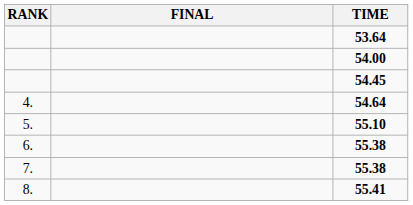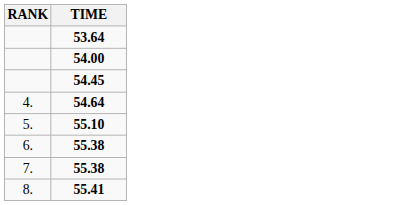- column: (192, 15)
